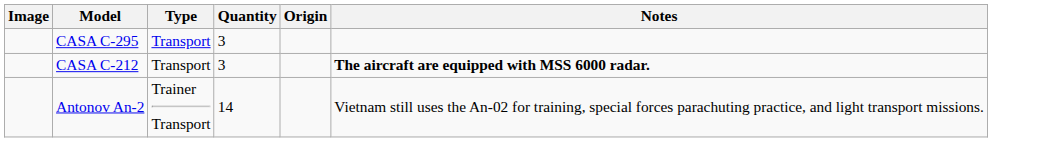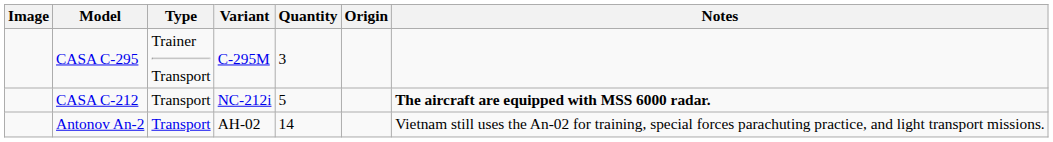+ column: (245, 16)
(181, 41) Transport -> (181, 58) Trainer Transport
(222, 65) 3 -> (282, 99) 5
(181, 107) Trainer Transport -> (181, 124) Transport
